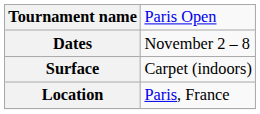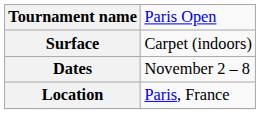rows swapped: (73, 43) <-> (73, 69)
